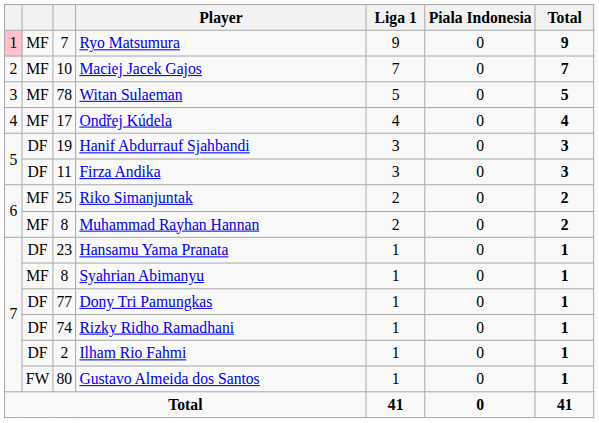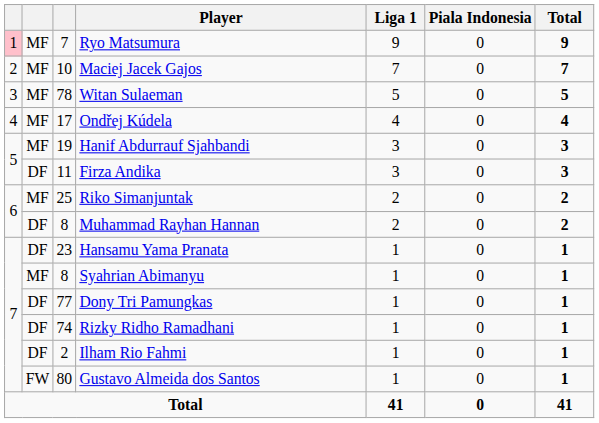(37, 146) DF -> (37, 146) MF
(37, 224) MF -> (37, 224) DF
